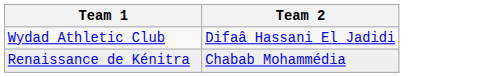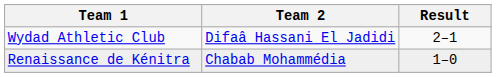+ column: (445, 16)
